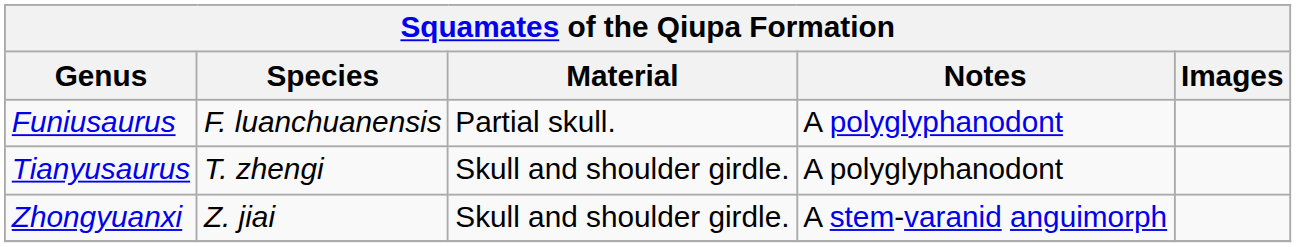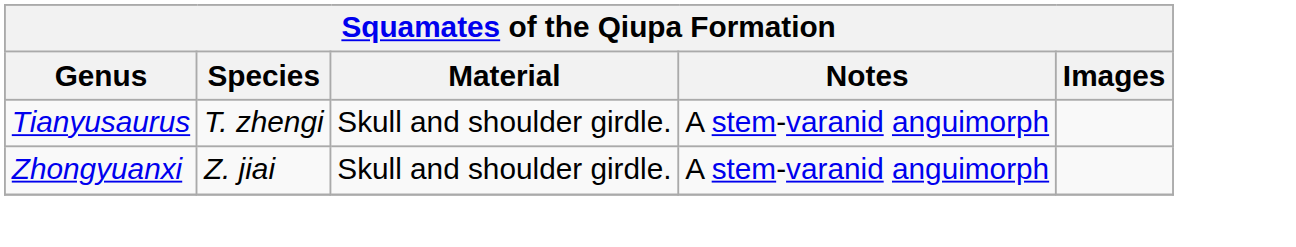- row: (94, 122)
(933, 169) A polyglyphanodont -> (867, 122) A stem-varanid anguimorph
